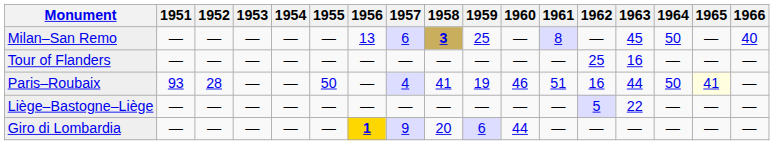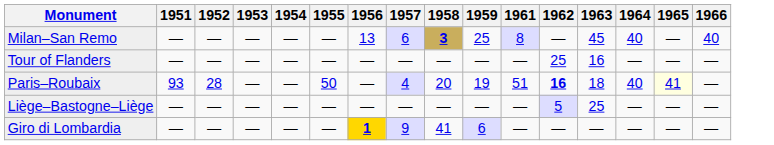- column: (520, 15)
(673, 38) 50 -> (635, 38) 40
(444, 83) 41 -> (444, 83) 20
(596, 83) normal -> (558, 83) bold
(635, 83) 44 -> (596, 83) 18
(673, 83) 50 -> (635, 83) 40
(635, 106) 22 -> (596, 106) 25
(444, 128) 20 -> (444, 128) 41
